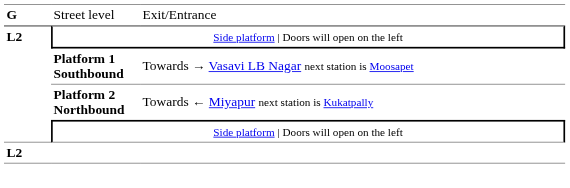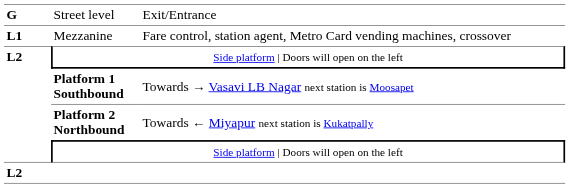+ row: (83, 36)
